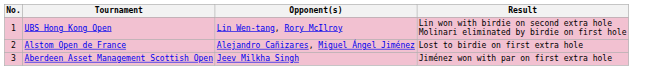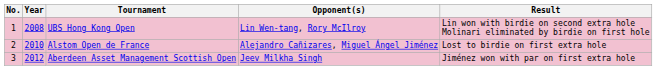+ column: (34, 11)
